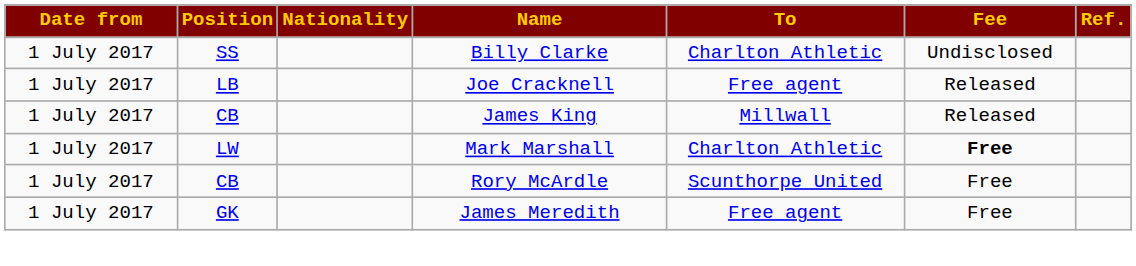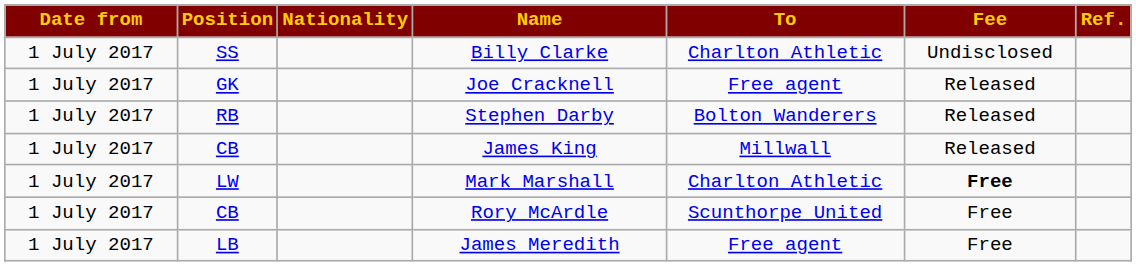(227, 85) LB -> (227, 85) GK
+ row: (540, 117)
(227, 213) GK -> (227, 245) LB
